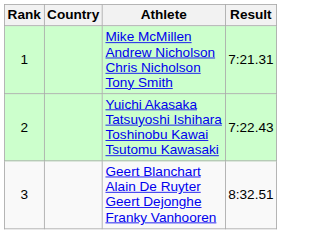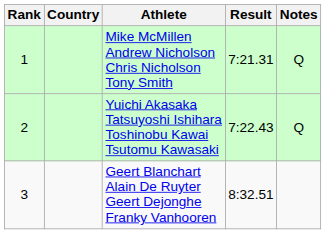+ column: (299, 15)
